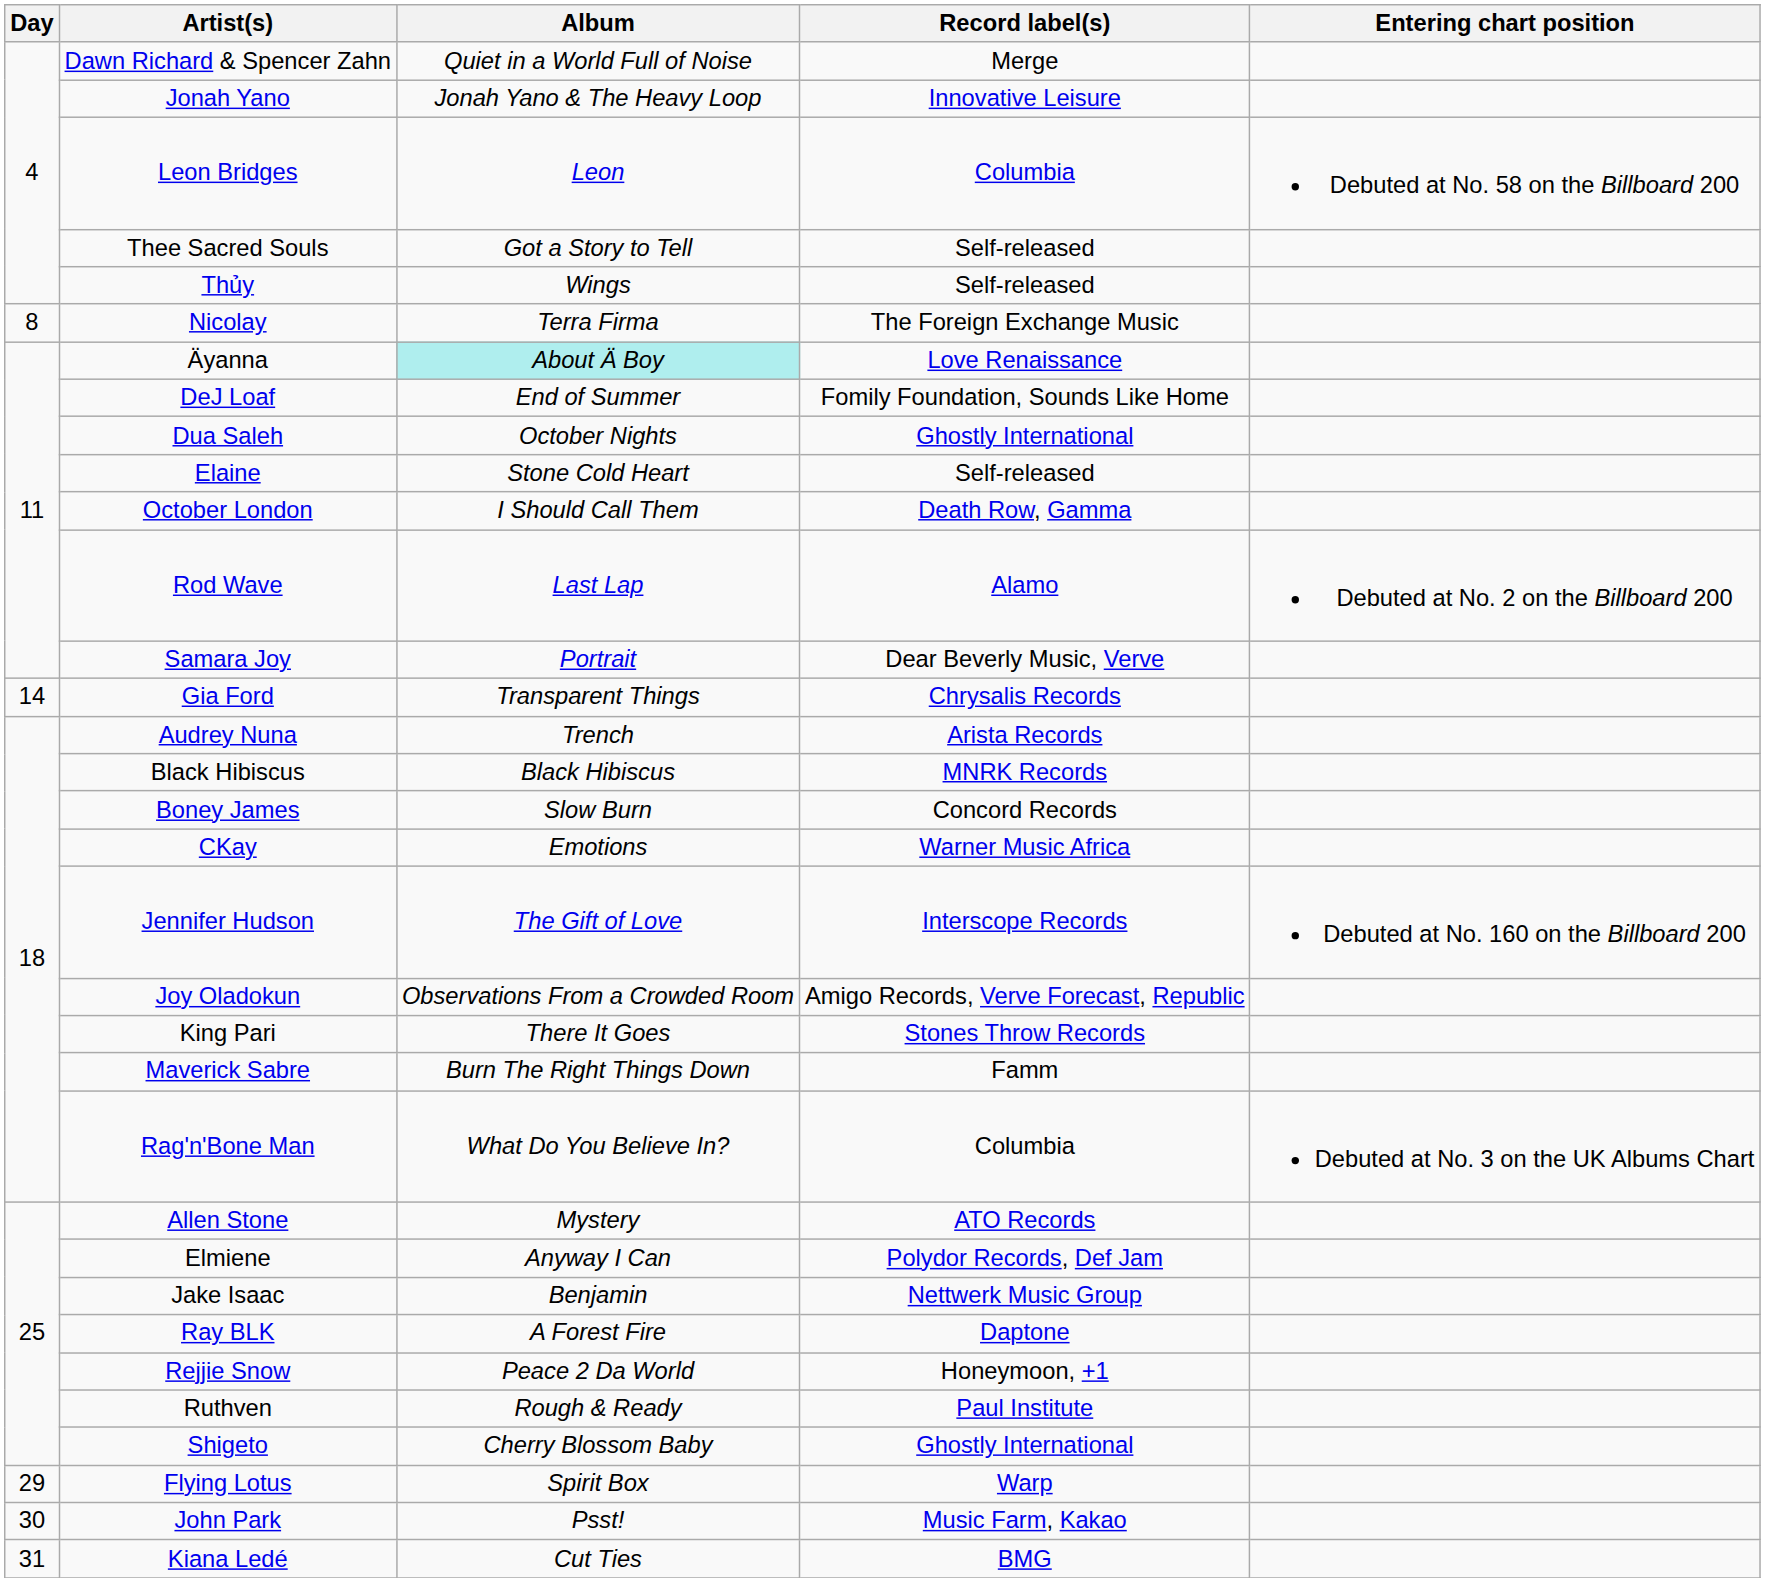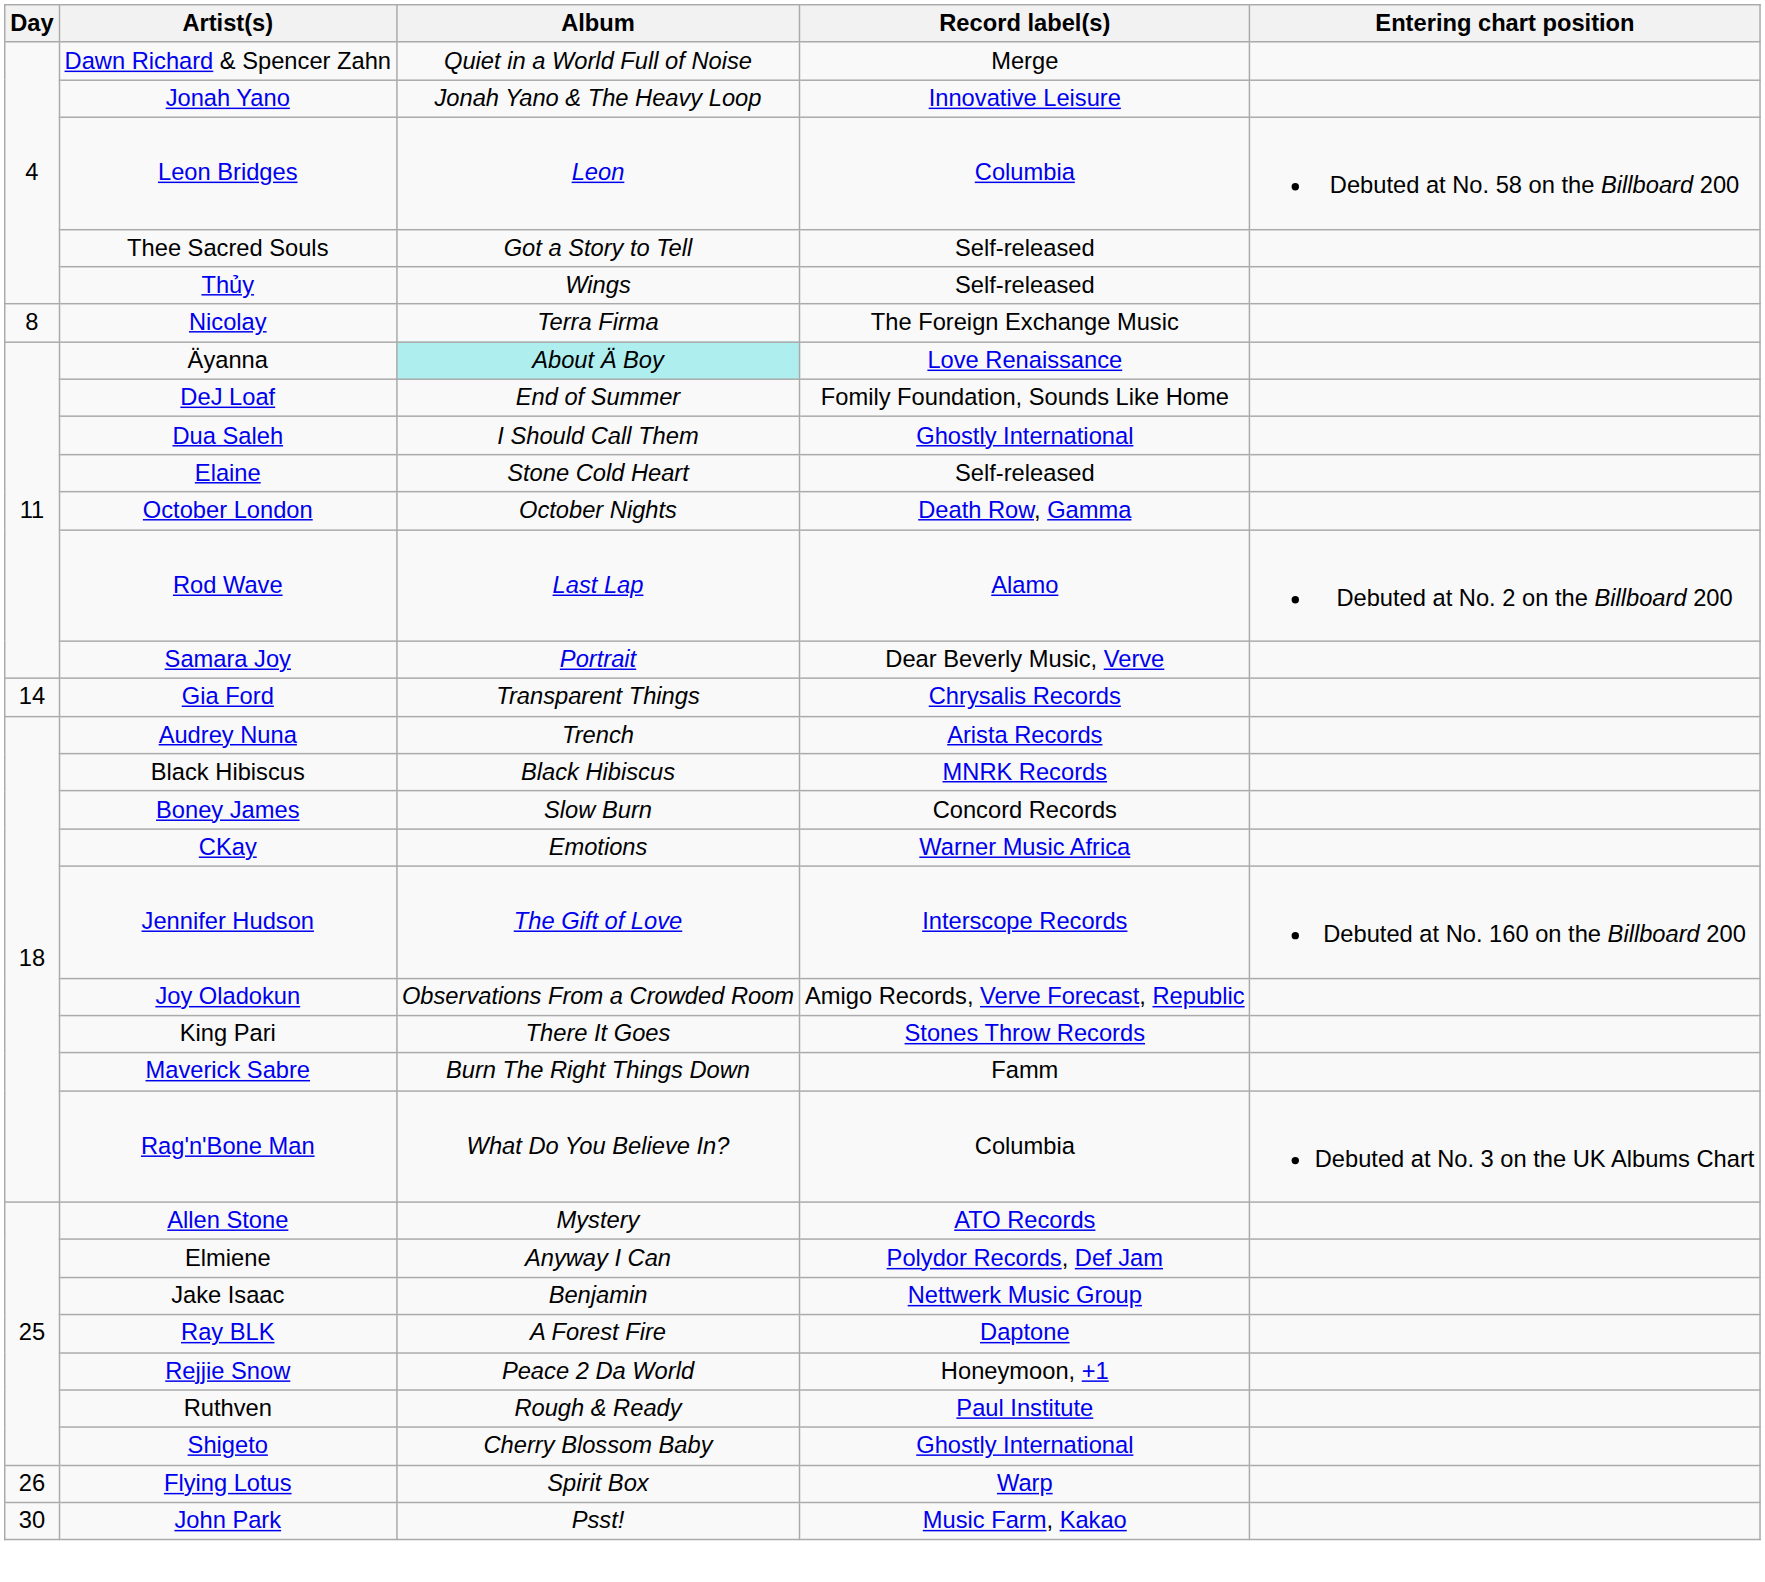(598, 435) October Nights -> (598, 435) I Should Call Them
(598, 510) I Should Call Them -> (598, 510) October Nights
(32, 1483) 29 -> (32, 1483) 26
- row: (228, 1558)
